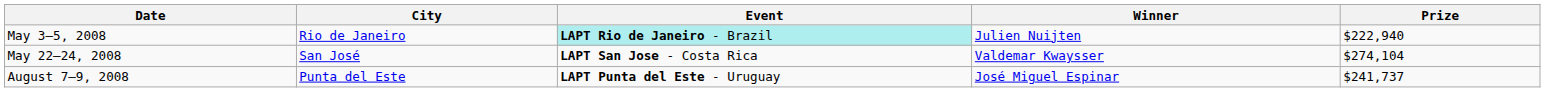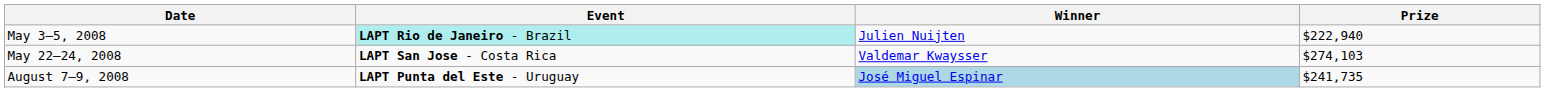- column: (427, 15)
(1374, 56) $274,104 -> (1333, 56) $274,103
(1047, 76) no background -> (931, 76) lightblue background
(1374, 76) $241,737 -> (1333, 76) $241,735
